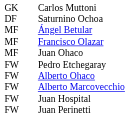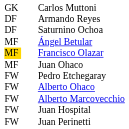+ row: (69, 19)
(11, 42) no background -> (11, 53) gold background
